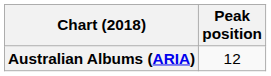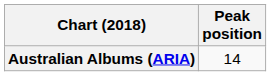(232, 58) 12 -> (232, 58) 14
